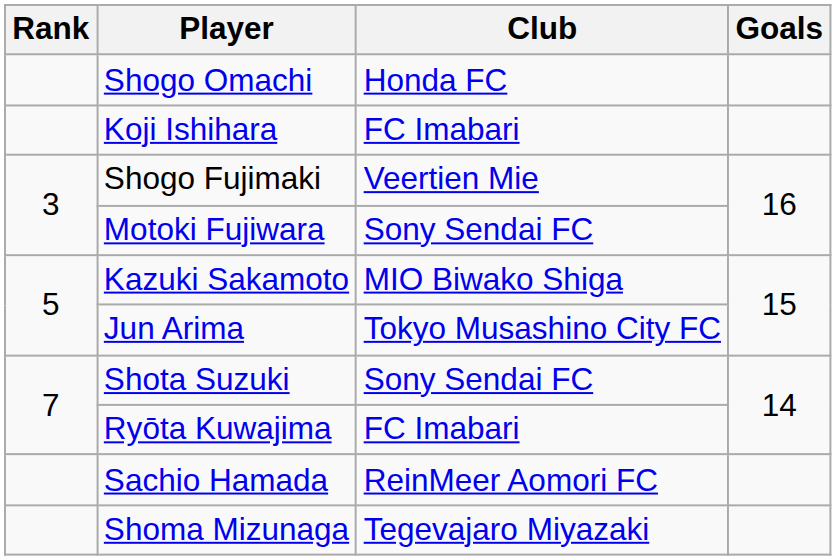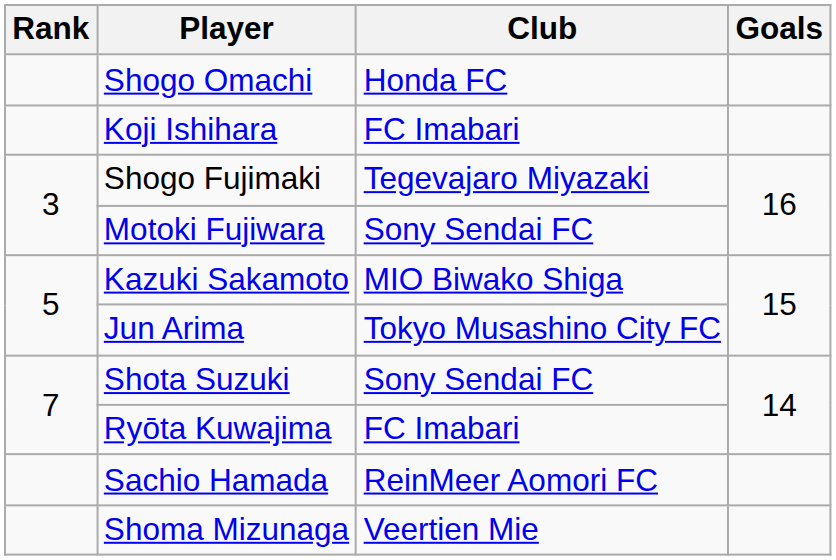(451, 179) Veertien Mie -> (506, 179) Tegevajaro Miyazaki
(506, 529) Tegevajaro Miyazaki -> (451, 529) Veertien Mie
